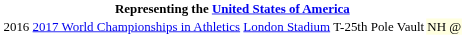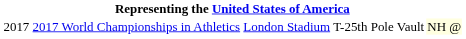(16, 26) 2016 -> (16, 26) 2017
